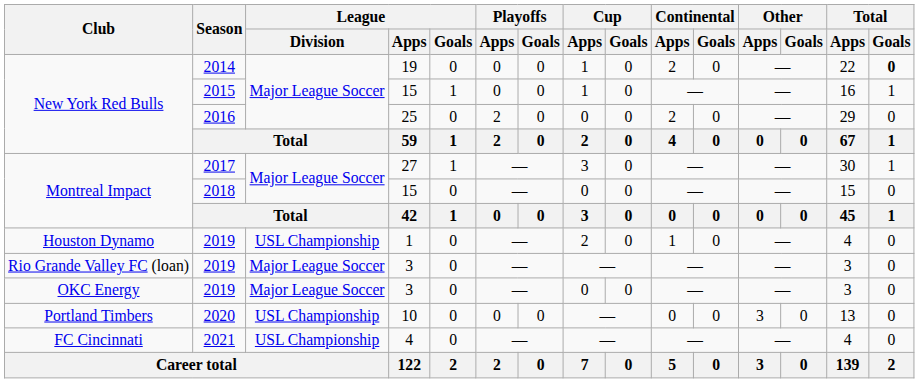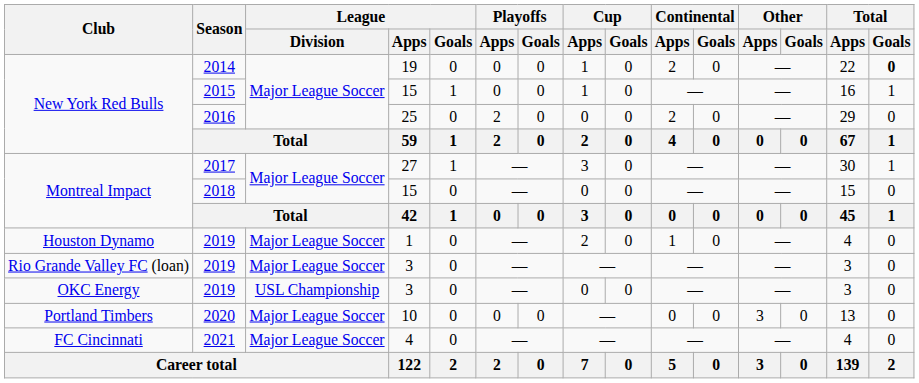(317, 240) USL Championship -> (317, 240) Major League Soccer
(317, 290) Major League Soccer -> (317, 290) USL Championship
(317, 315) USL Championship -> (317, 315) Major League Soccer
(317, 340) USL Championship -> (317, 340) Major League Soccer
